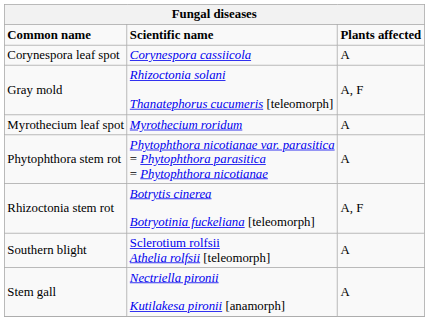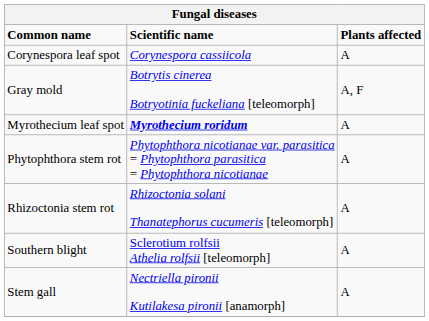(232, 89) Rhizoctonia solani Thanatephorus cucumeris [teleomorph] -> (222, 89) Botrytis cinerea Botryotinia fuckeliana [teleomorph]
(186, 124) normal -> (189, 124) bold
(222, 208) Botrytis cinerea Botryotinia fuckeliana [teleomorph] -> (232, 208) Rhizoctonia solani Thanatephorus cucumeris [teleomorph]
(352, 208) A, F -> (345, 208) A
